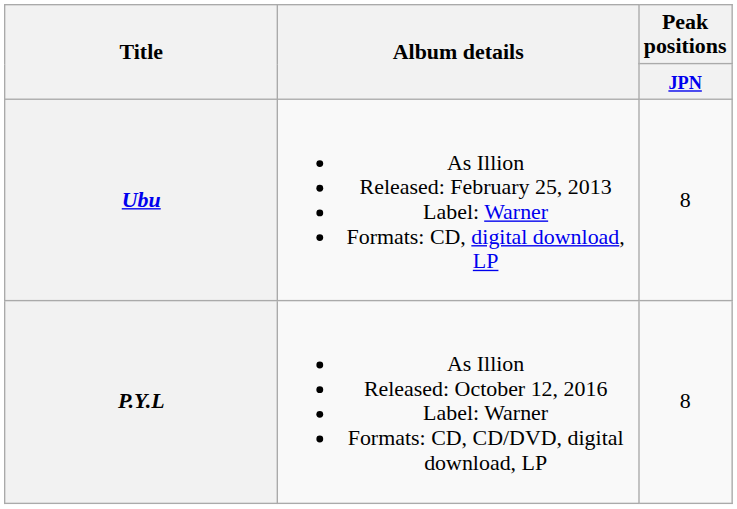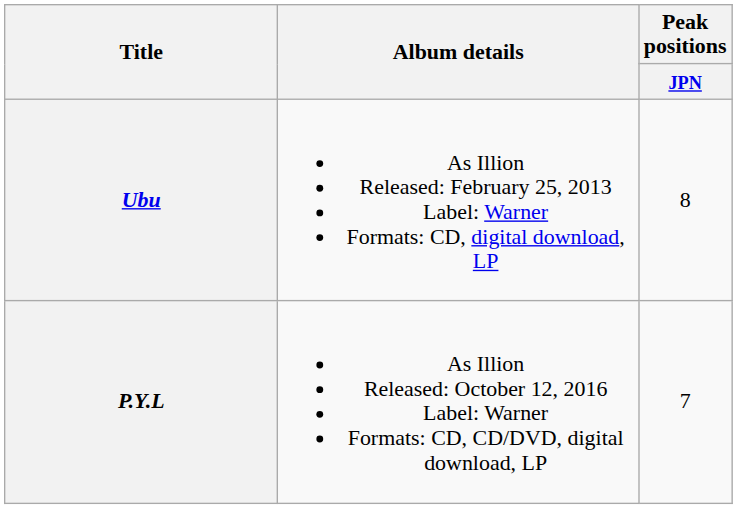(685, 401) 8 -> (685, 401) 7
